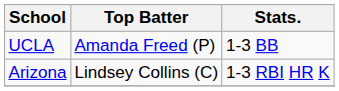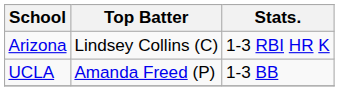rows swapped: (38, 72) <-> (31, 45)
